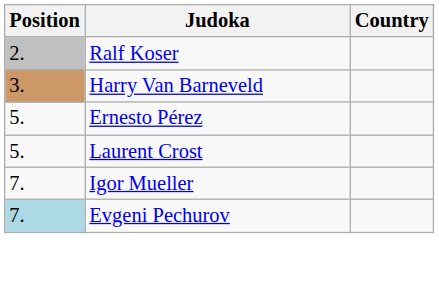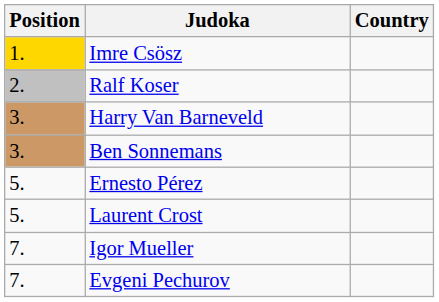+ row: (136, 53)
+ row: (156, 150)
(17, 215) lightblue background -> (17, 280) no background
